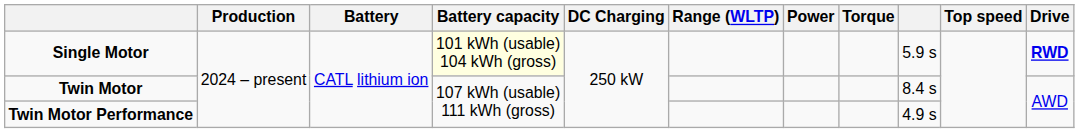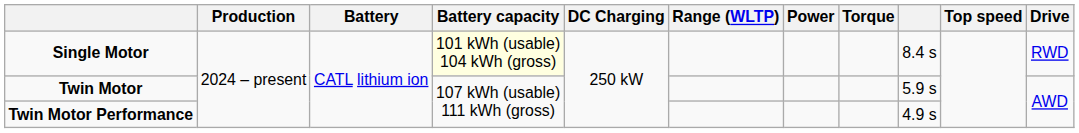(919, 53) 5.9 s -> (919, 53) 8.4 s
(1050, 53) bold -> (1050, 53) normal
(919, 88) 8.4 s -> (919, 88) 5.9 s
